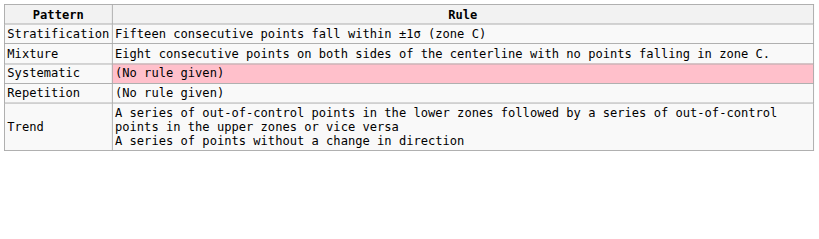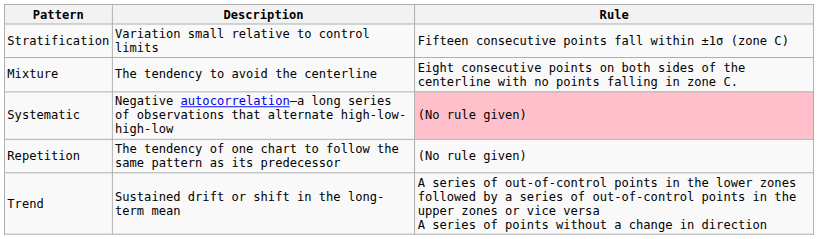+ column: (263, 14)
